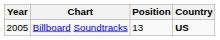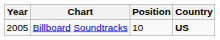(138, 27) 13 -> (138, 27) 10
